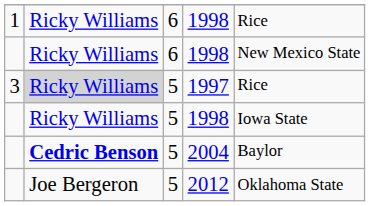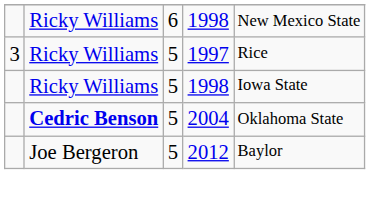- row: (15, 20)
(94, 86) lightgrey background -> (94, 53) no background
(260, 151) Baylor -> (291, 119) Oklahoma State
(291, 184) Oklahoma State -> (260, 151) Baylor
